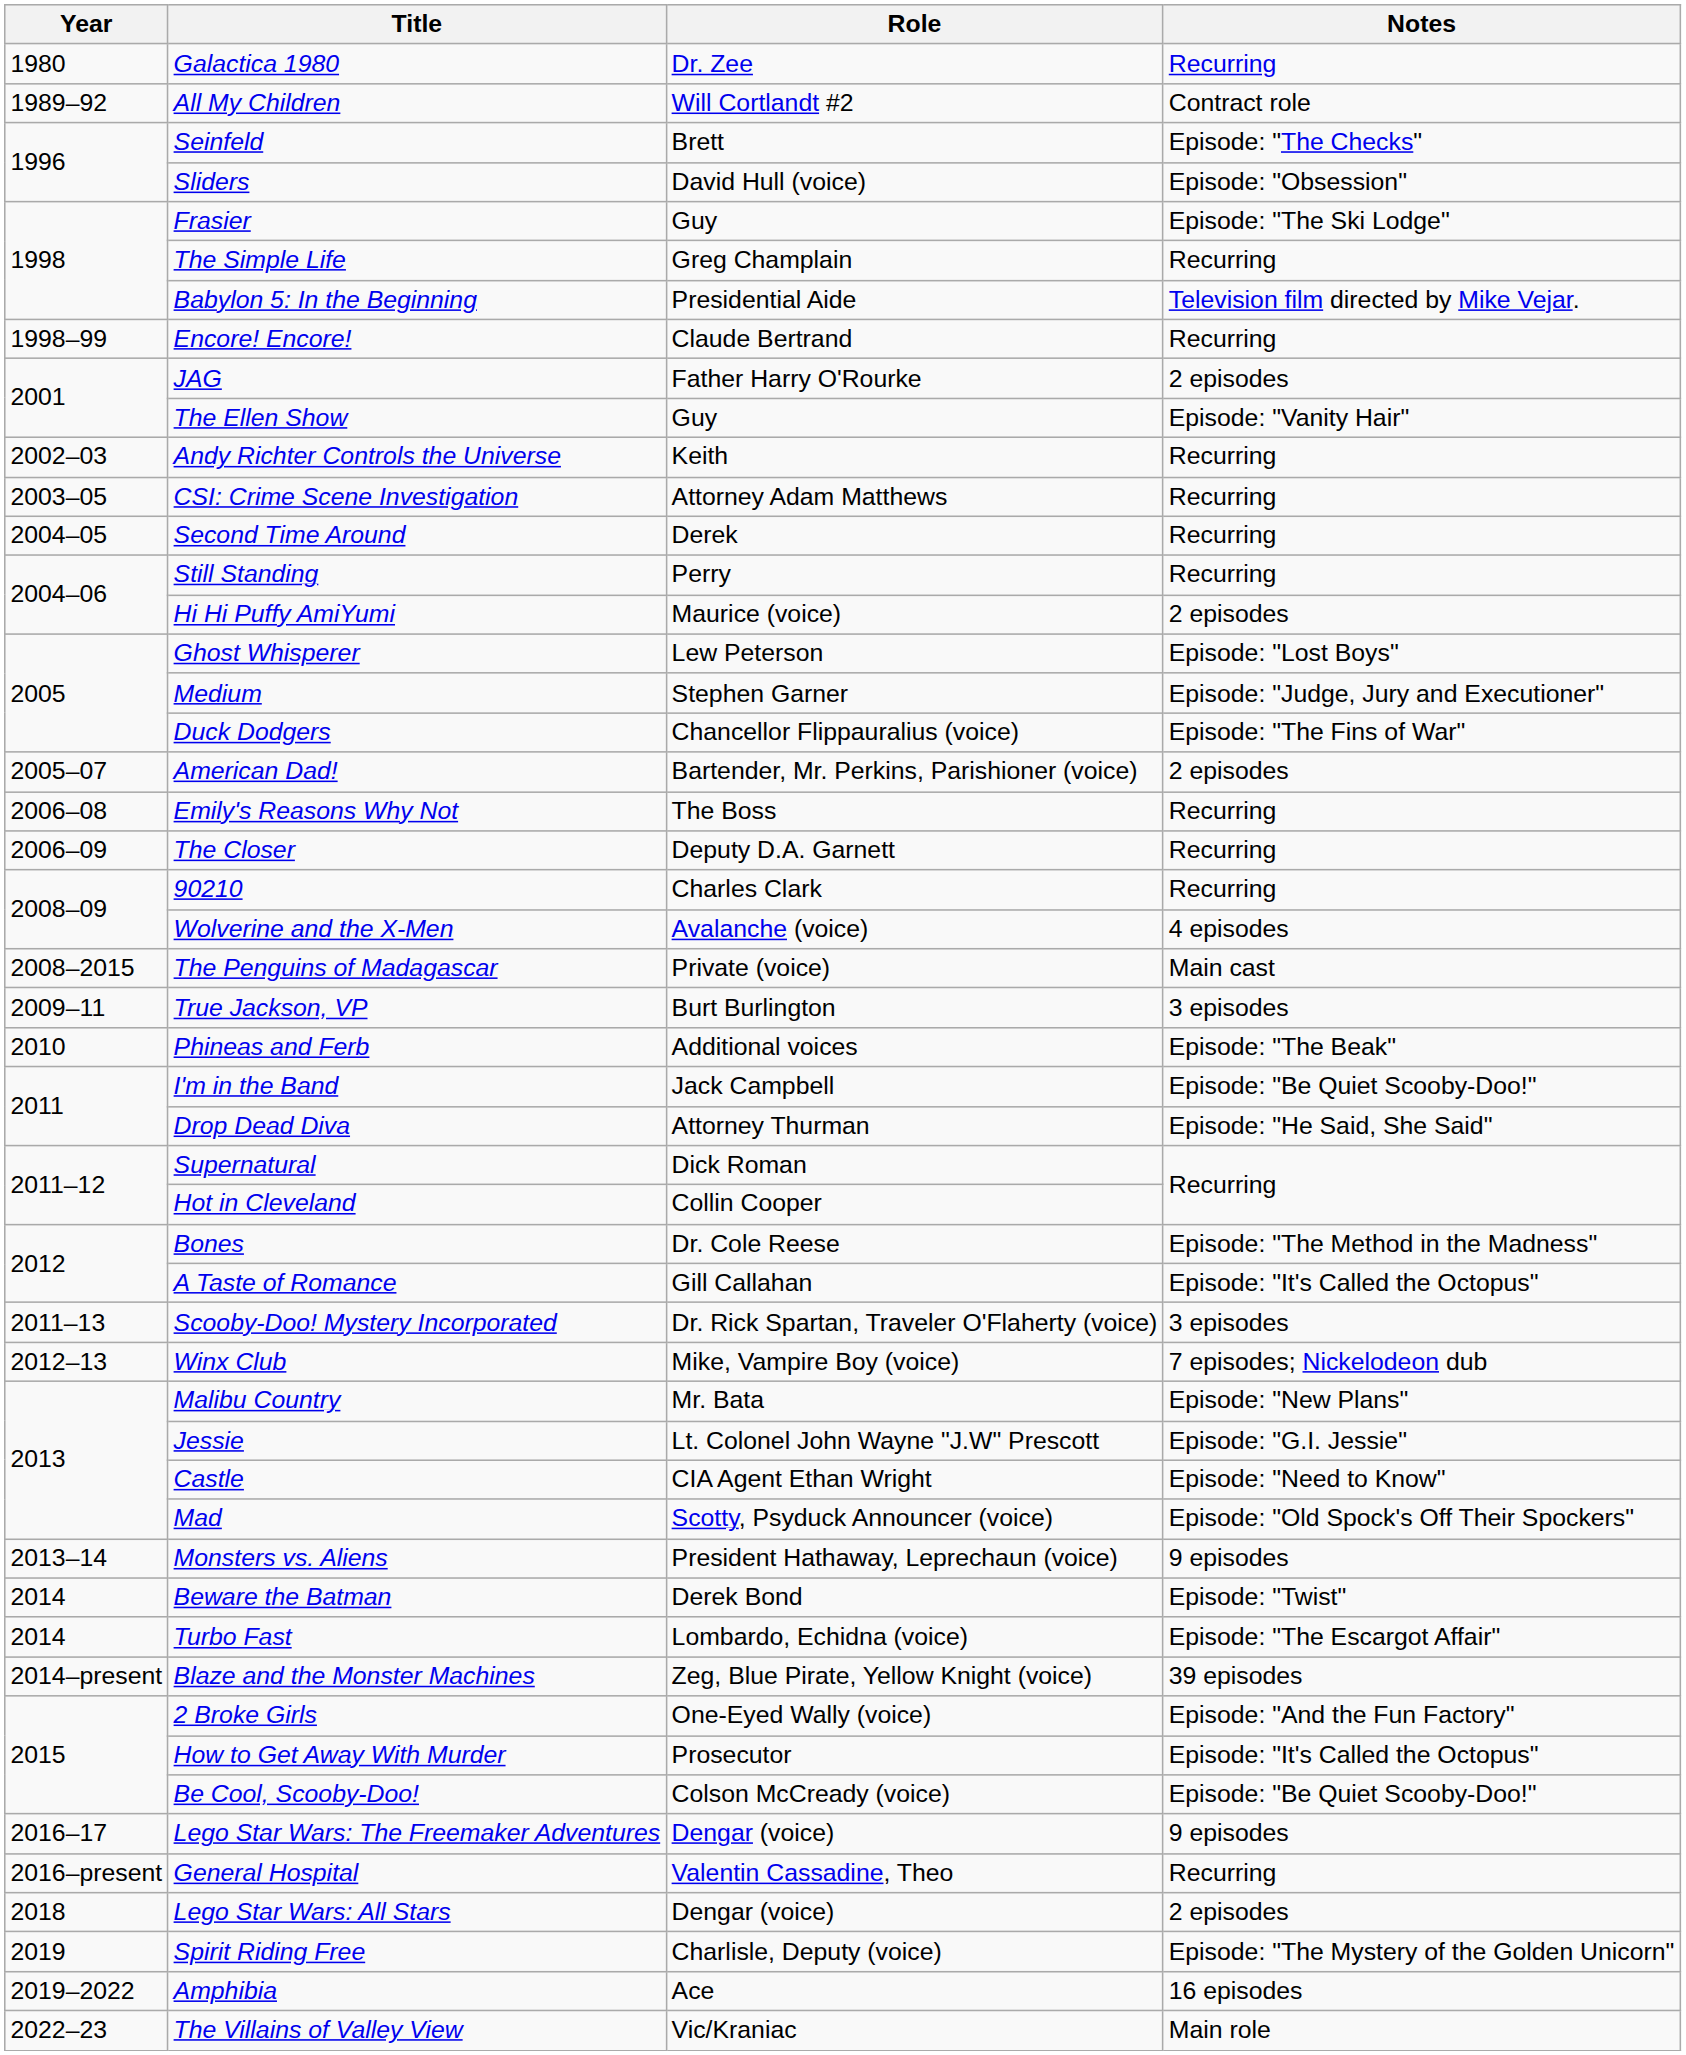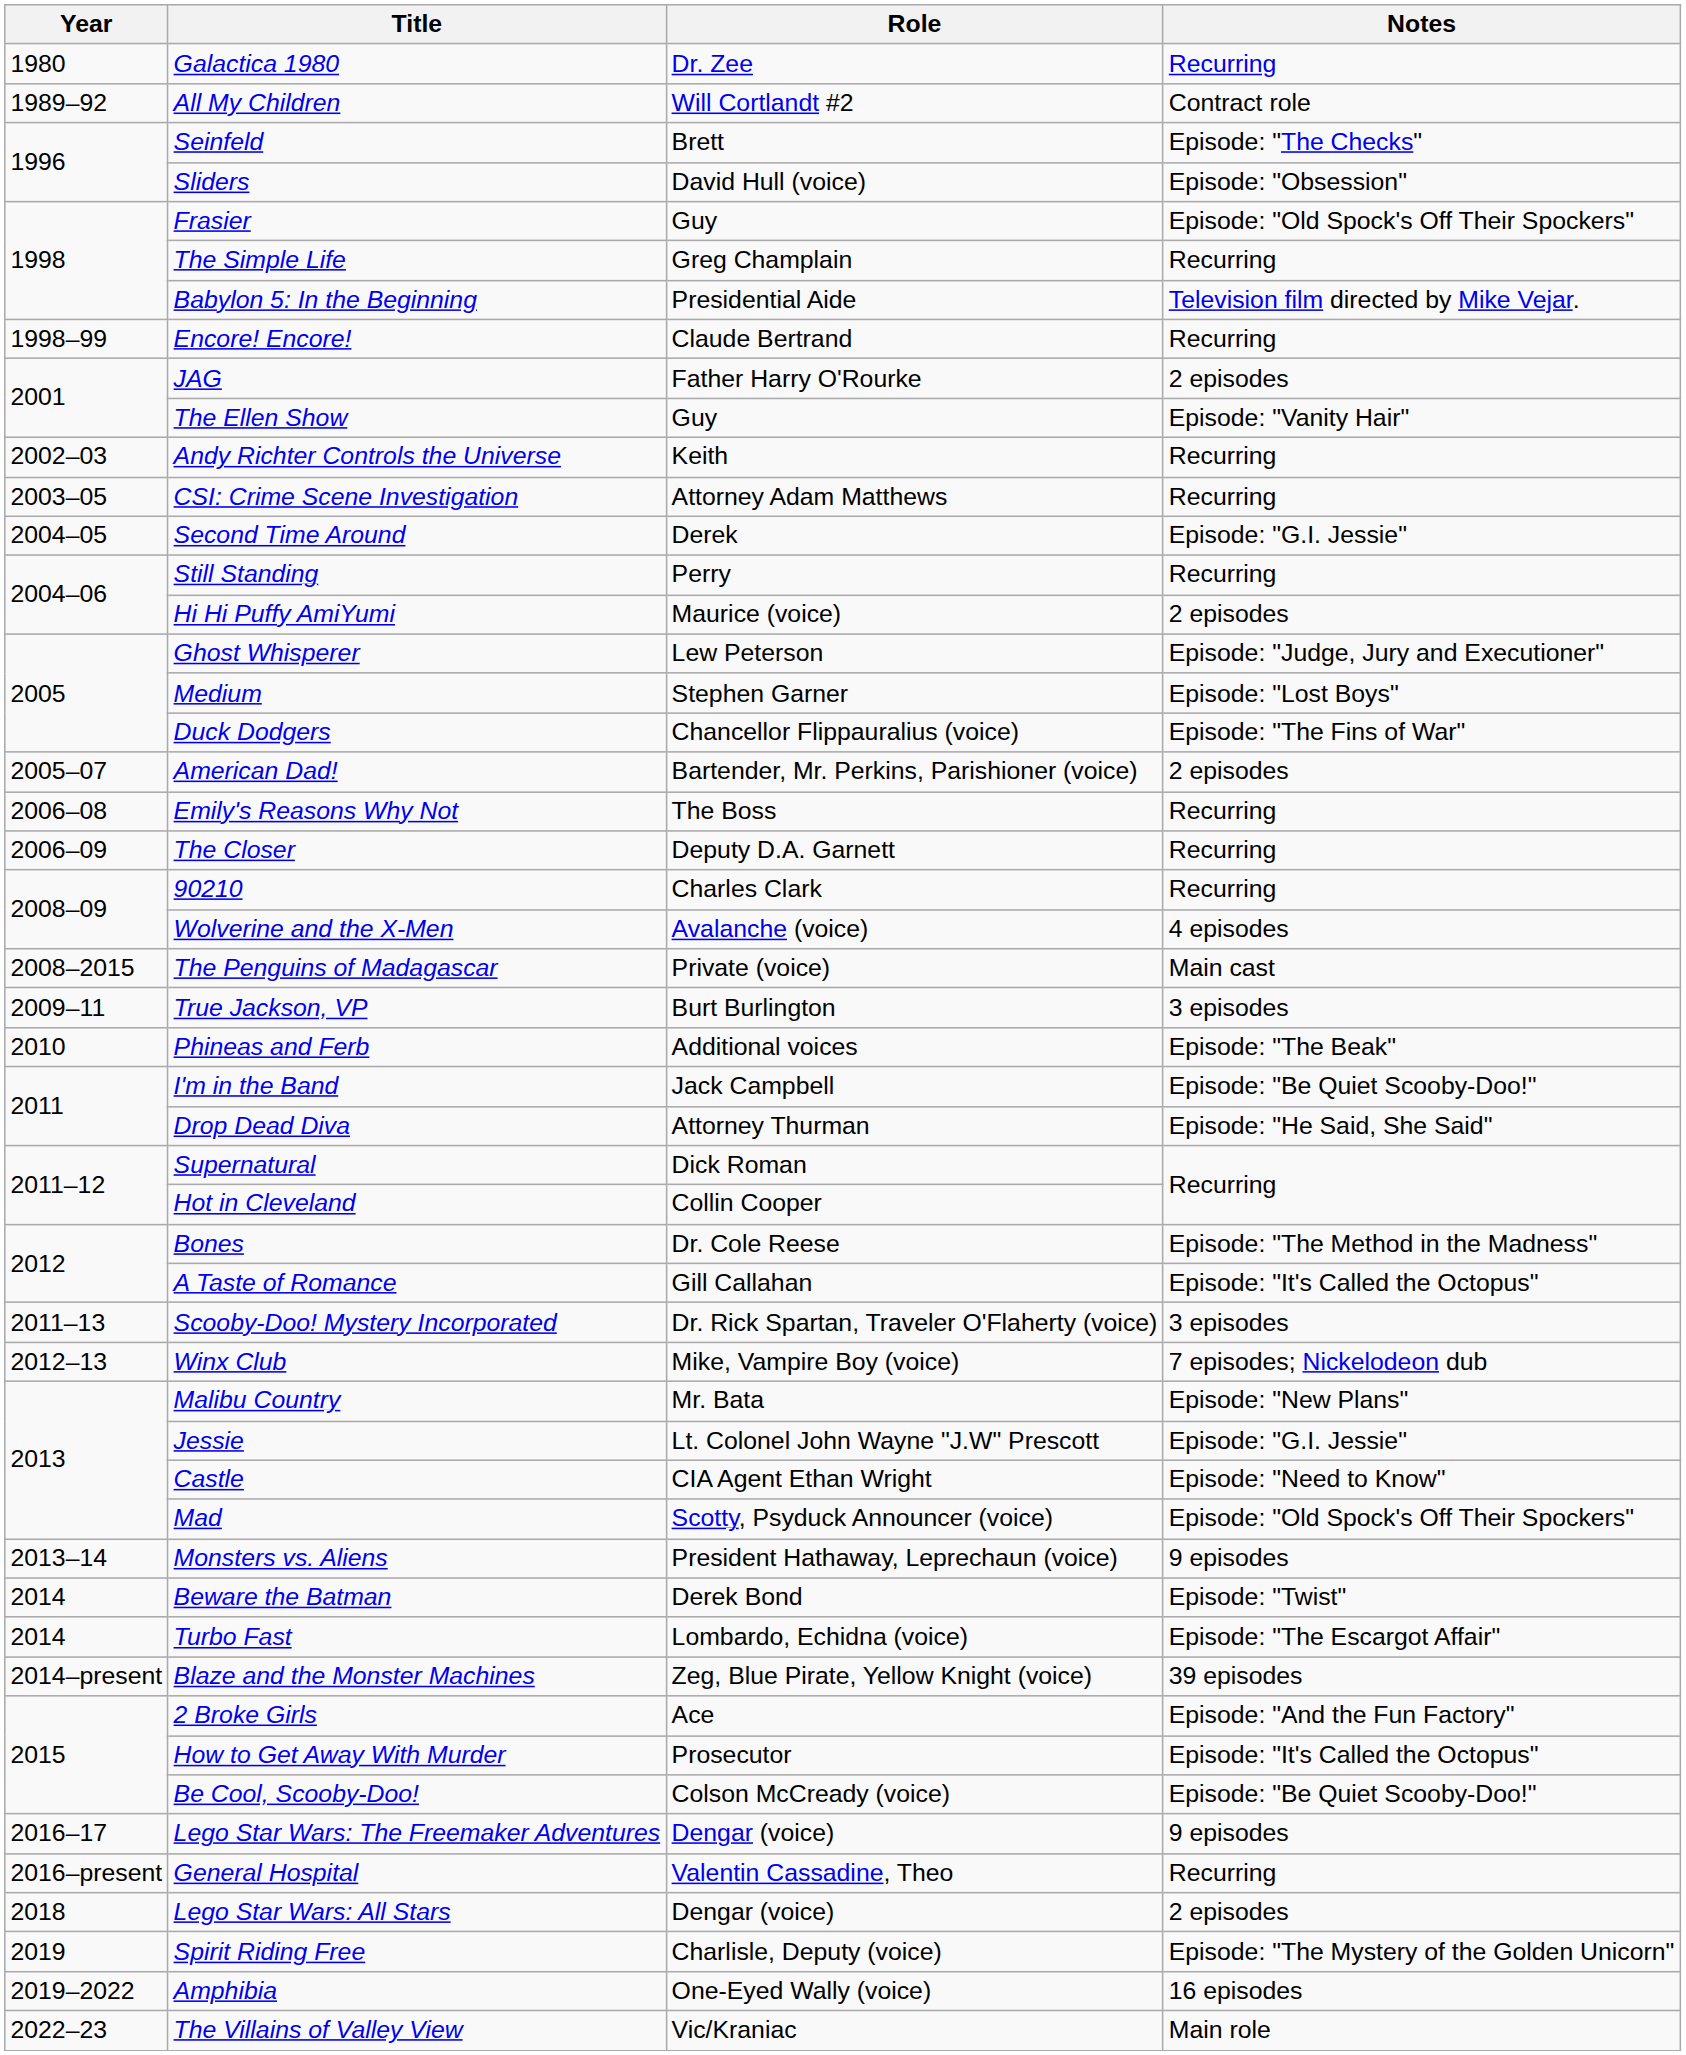(1309, 220) Episode: "The Ski Lodge" -> (1401, 220) Episode: "Old Spock's Off Their Spockers"
(1223, 535) Recurring -> (1288, 535) Episode: "G.I. Jessie"
(1284, 653) Episode: "Lost Boys" -> (1386, 653) Episode: "Judge, Jury and Executioner"
(1386, 692) Episode: "Judge, Jury and Executioner" -> (1284, 692) Episode: "Lost Boys"
(801, 1715) One-Eyed Wally (voice) -> (693, 1715) Ace
(693, 1990) Ace -> (801, 1990) One-Eyed Wally (voice)
